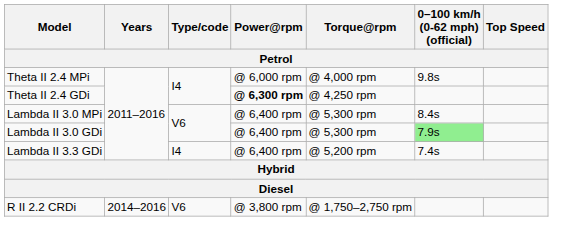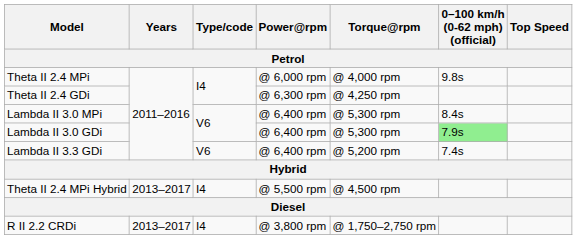(268, 96) bold -> (292, 96) normal
(176, 151) I4 -> (203, 151) V6
+ row: (67, 188)
(137, 207) 2014–2016 -> (161, 225) 2013–2017
(179, 207) V6 -> (201, 225) I4
